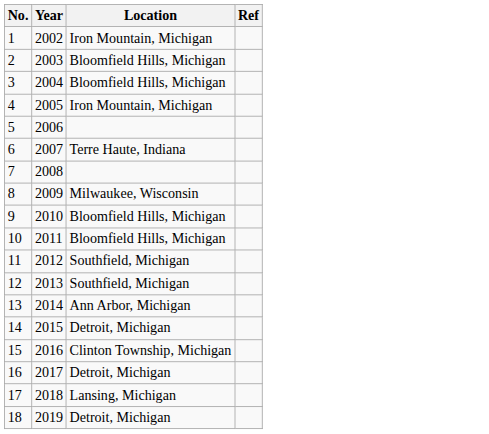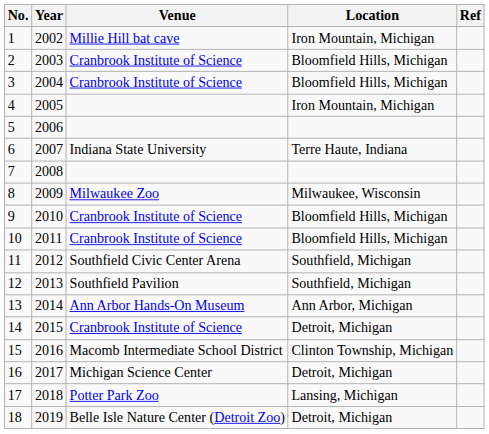+ column: (177, 15)
